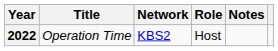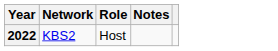- column: (87, 14)
